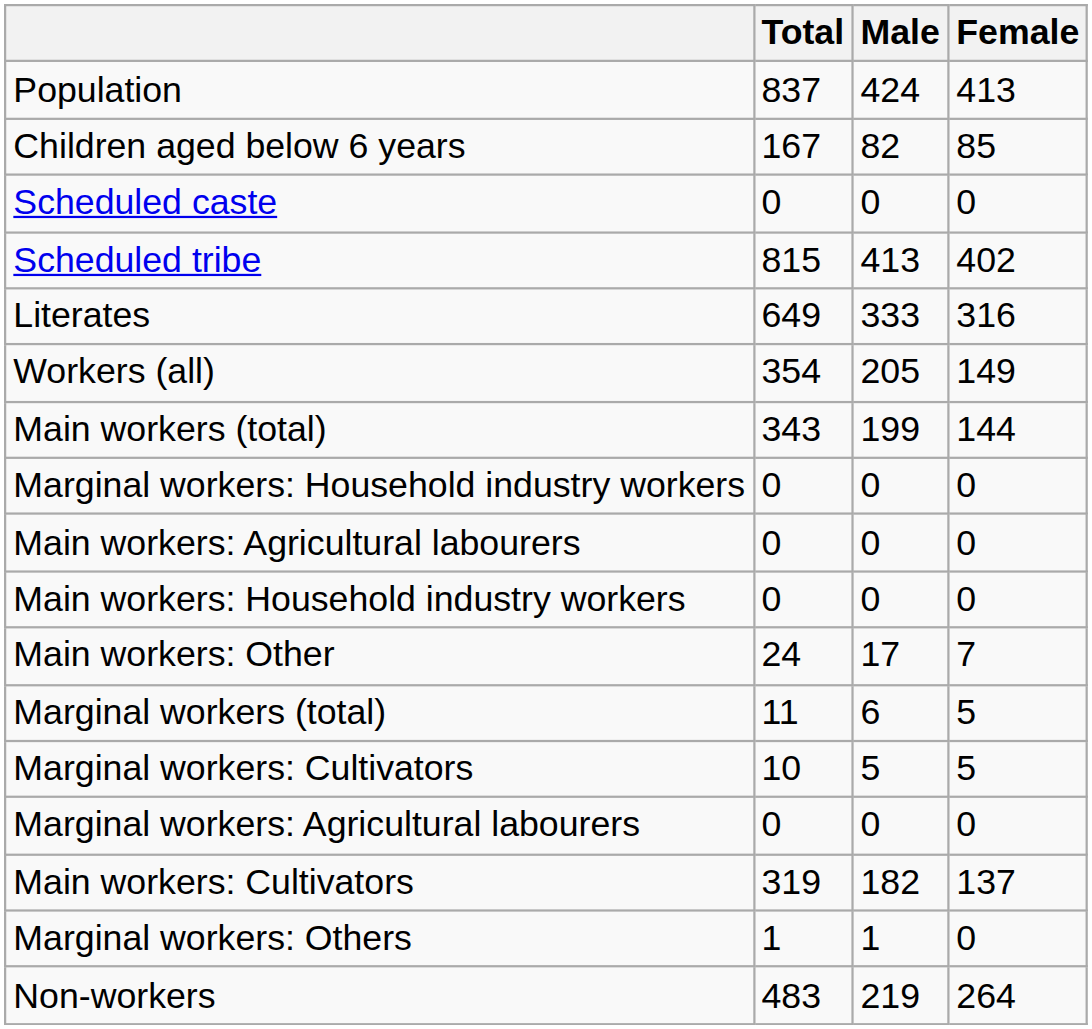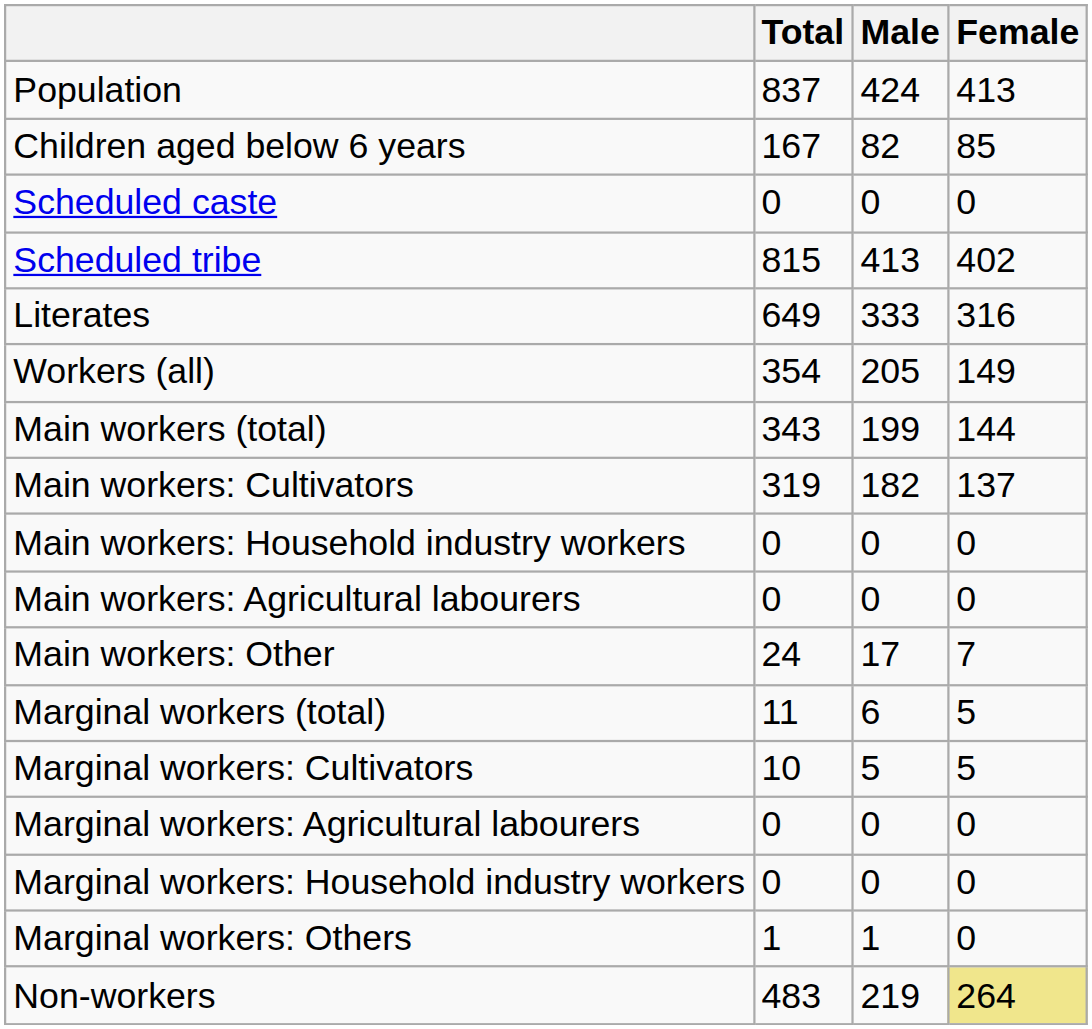rows swapped: (214, 881) <-> (379, 485)
rows swapped: (297, 542) <-> (349, 598)
(986, 994) no background -> (986, 994) khaki background
